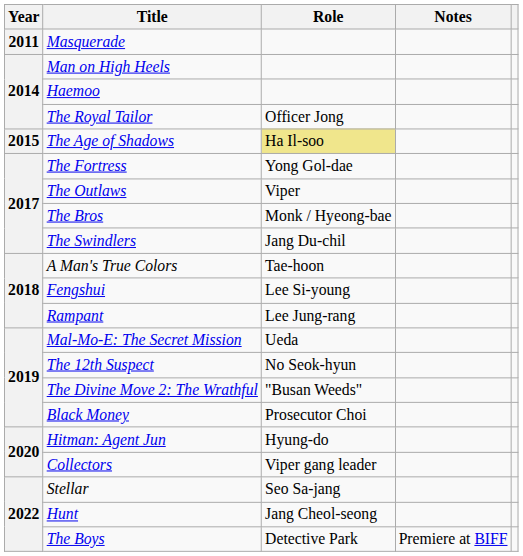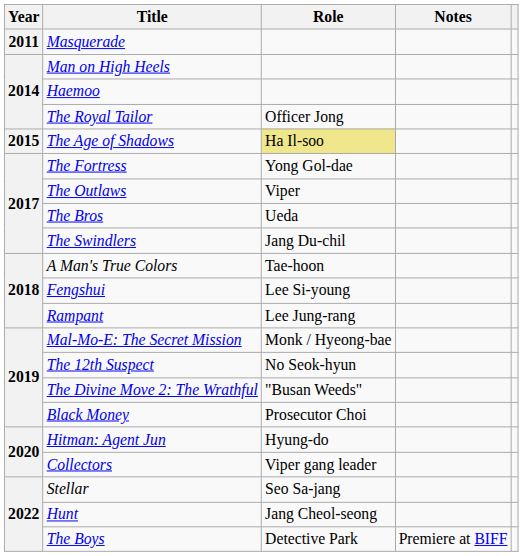(328, 215) Monk / Hyeong-bae -> (282, 215) Ueda
(282, 340) Ueda -> (328, 340) Monk / Hyeong-bae
